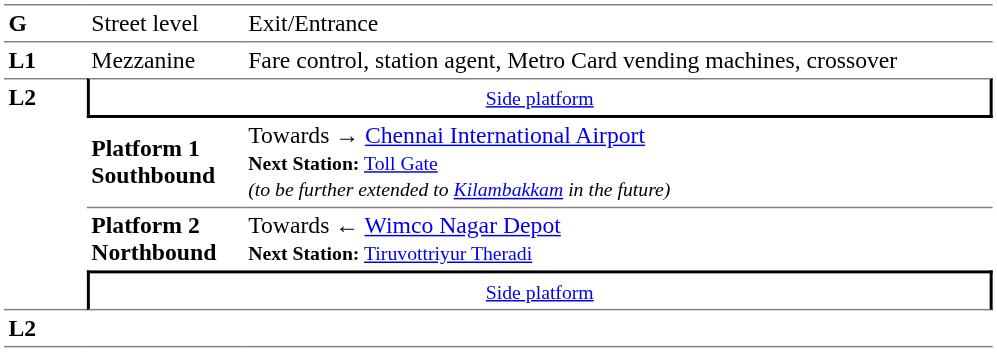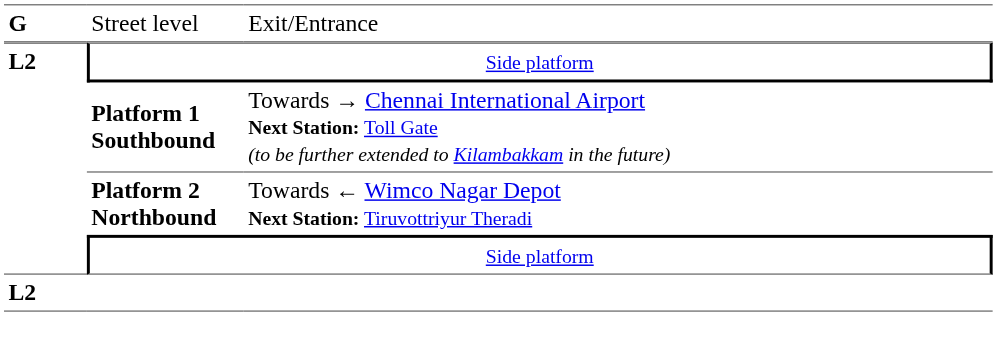- row: (143, 60)
